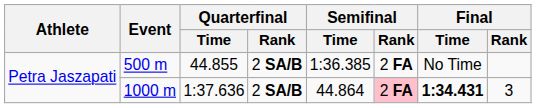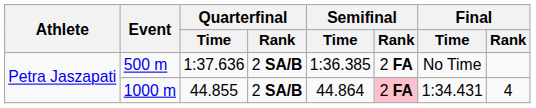(214, 66) 44.855 -> (214, 66) 1:37.636
(214, 90) 1:37.636 -> (214, 90) 44.855
(453, 90) bold -> (452, 90) normal
(509, 90) 3 -> (508, 90) 4
